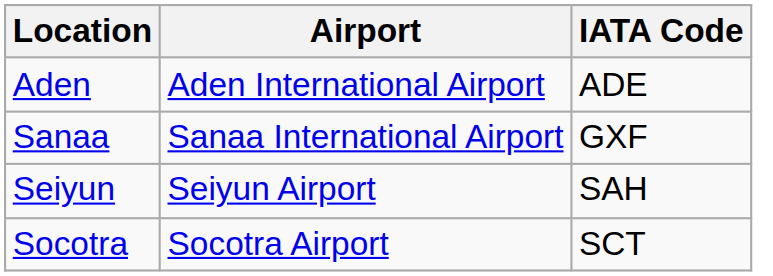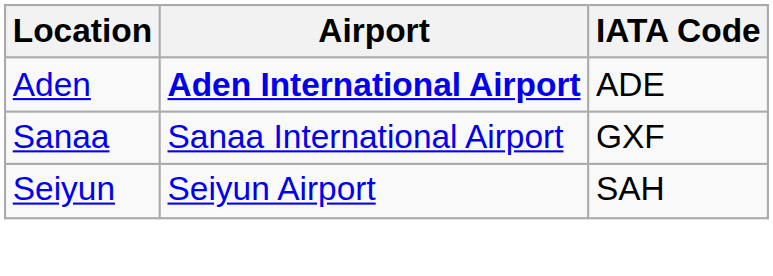(356, 84) normal -> (374, 84) bold
- row: (70, 243)
